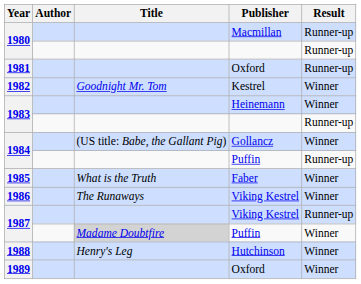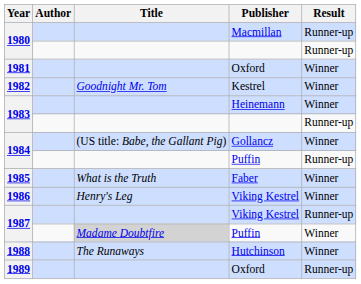(329, 68) Runner-up -> (321, 68) Winner
(110, 196) The Runaways -> (104, 196) Henry's Leg
(104, 251) Henry's Leg -> (110, 251) The Runaways
(321, 269) Winner -> (329, 269) Runner-up
